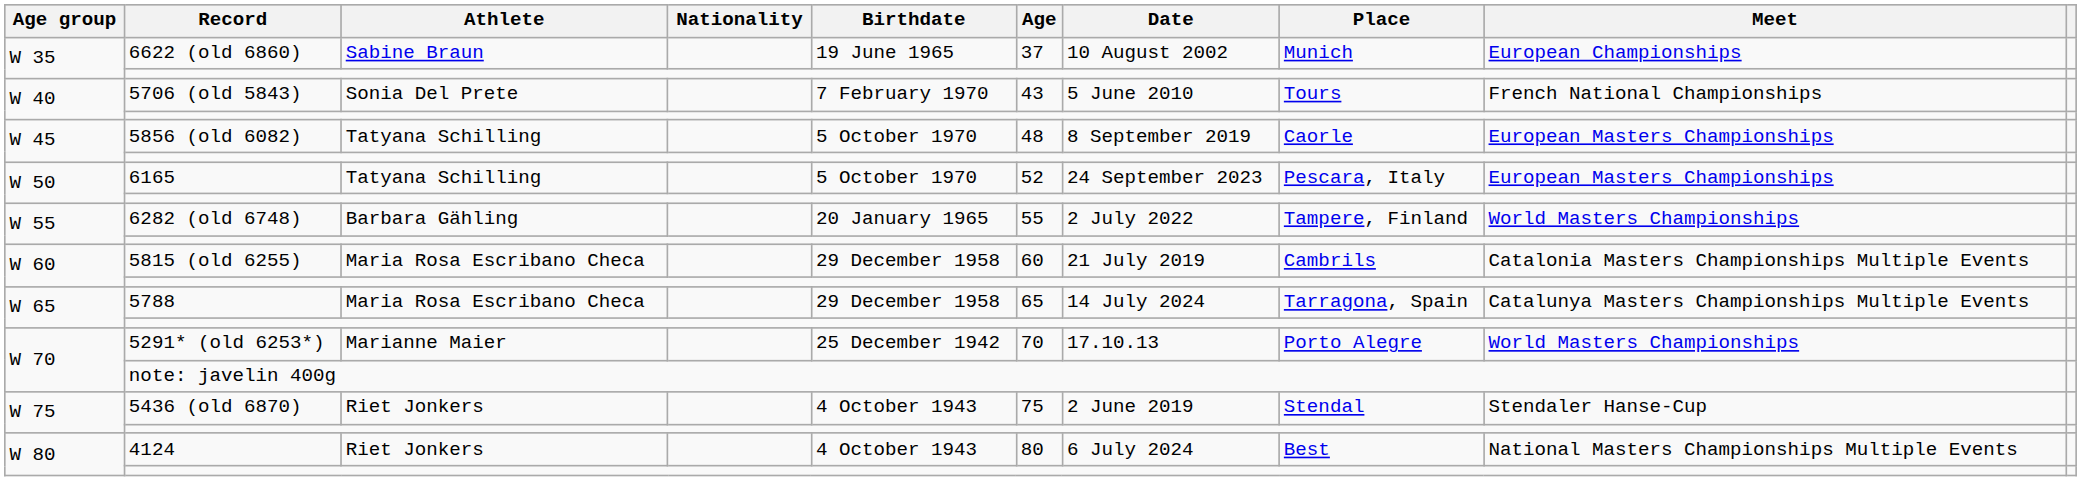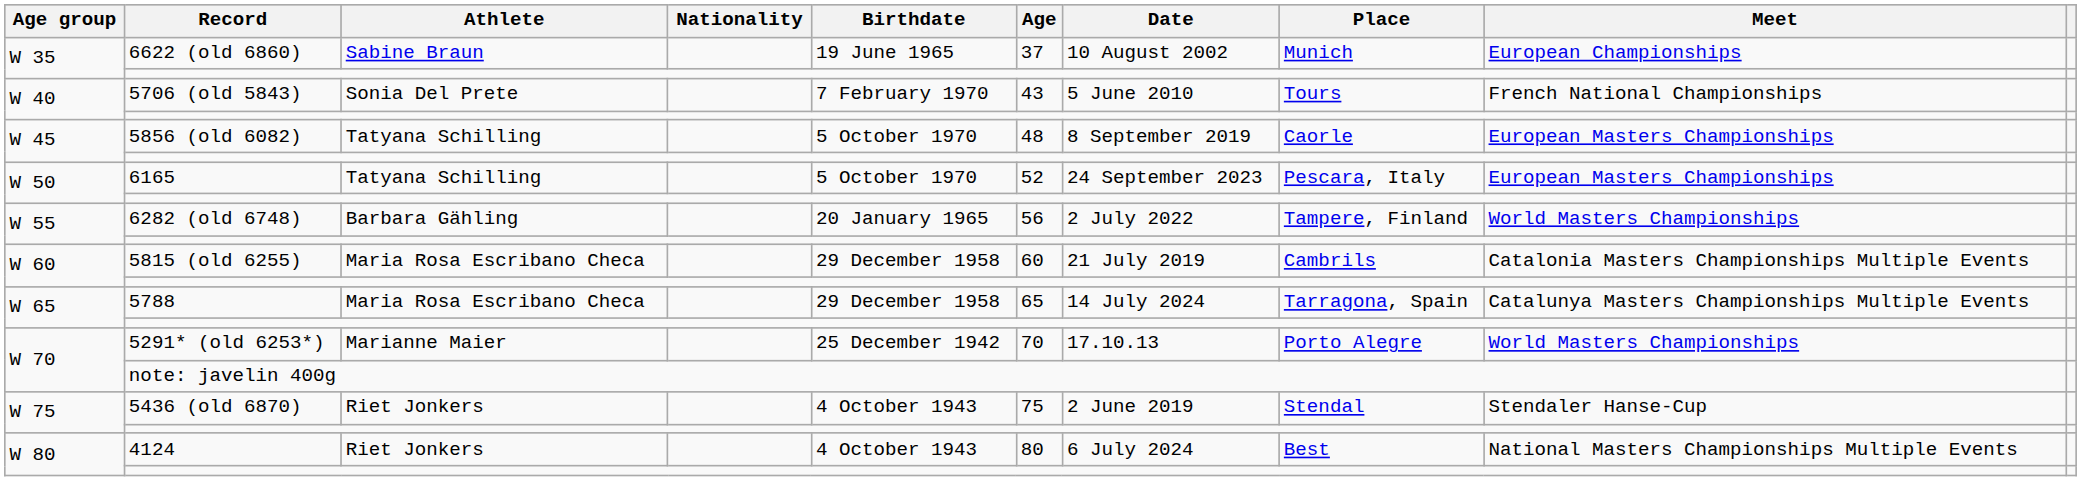(1032, 219) 55 -> (1032, 219) 56
